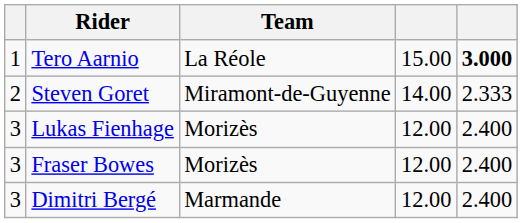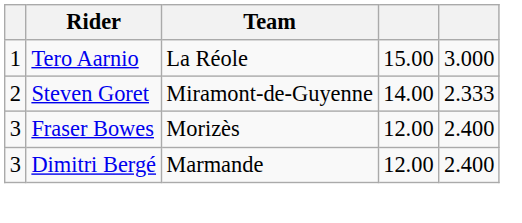(487, 57) bold -> (469, 57) normal
- row: (103, 128)
